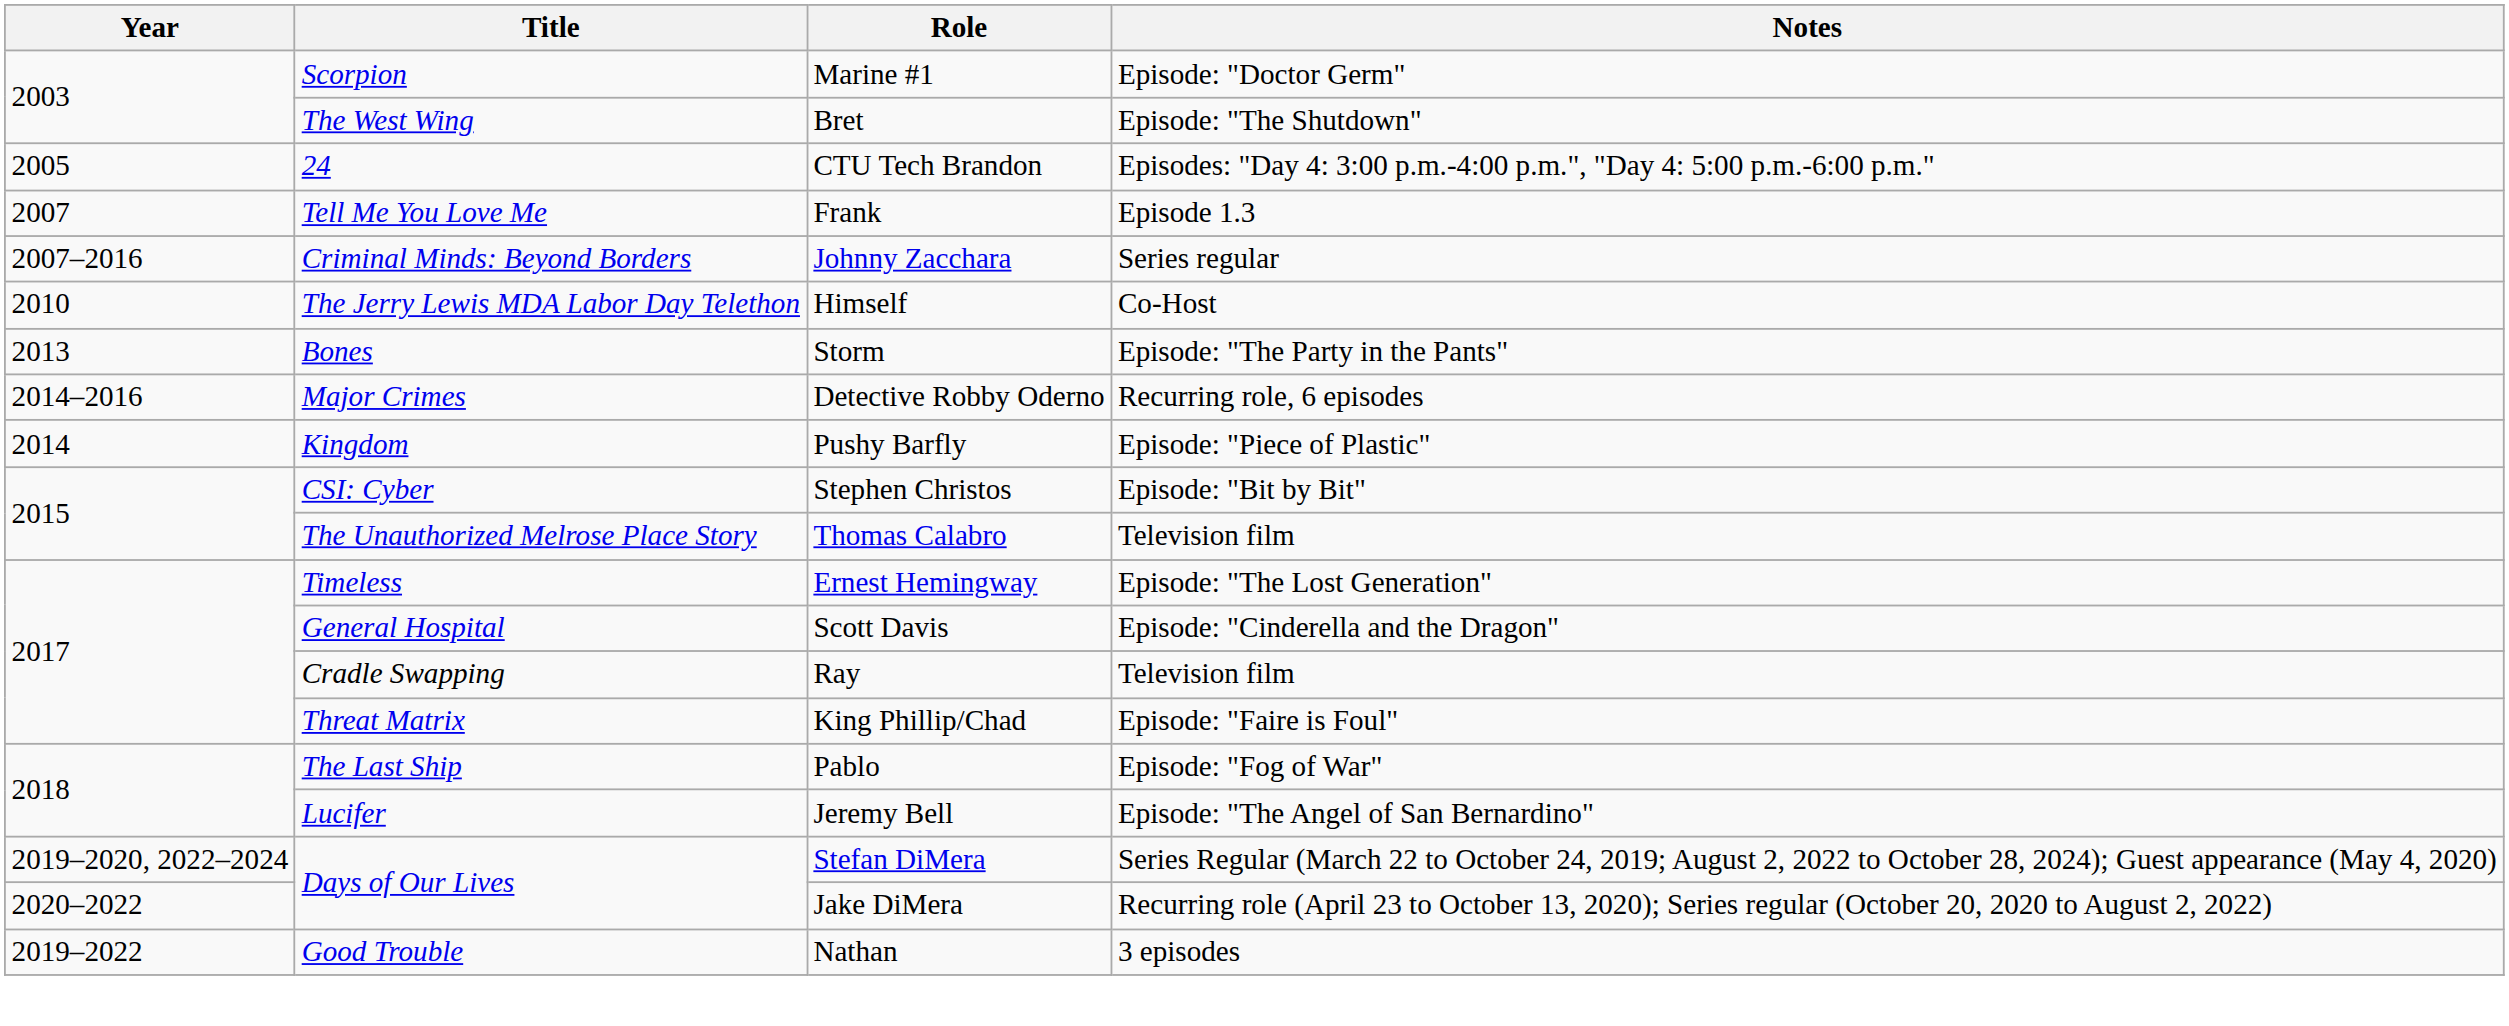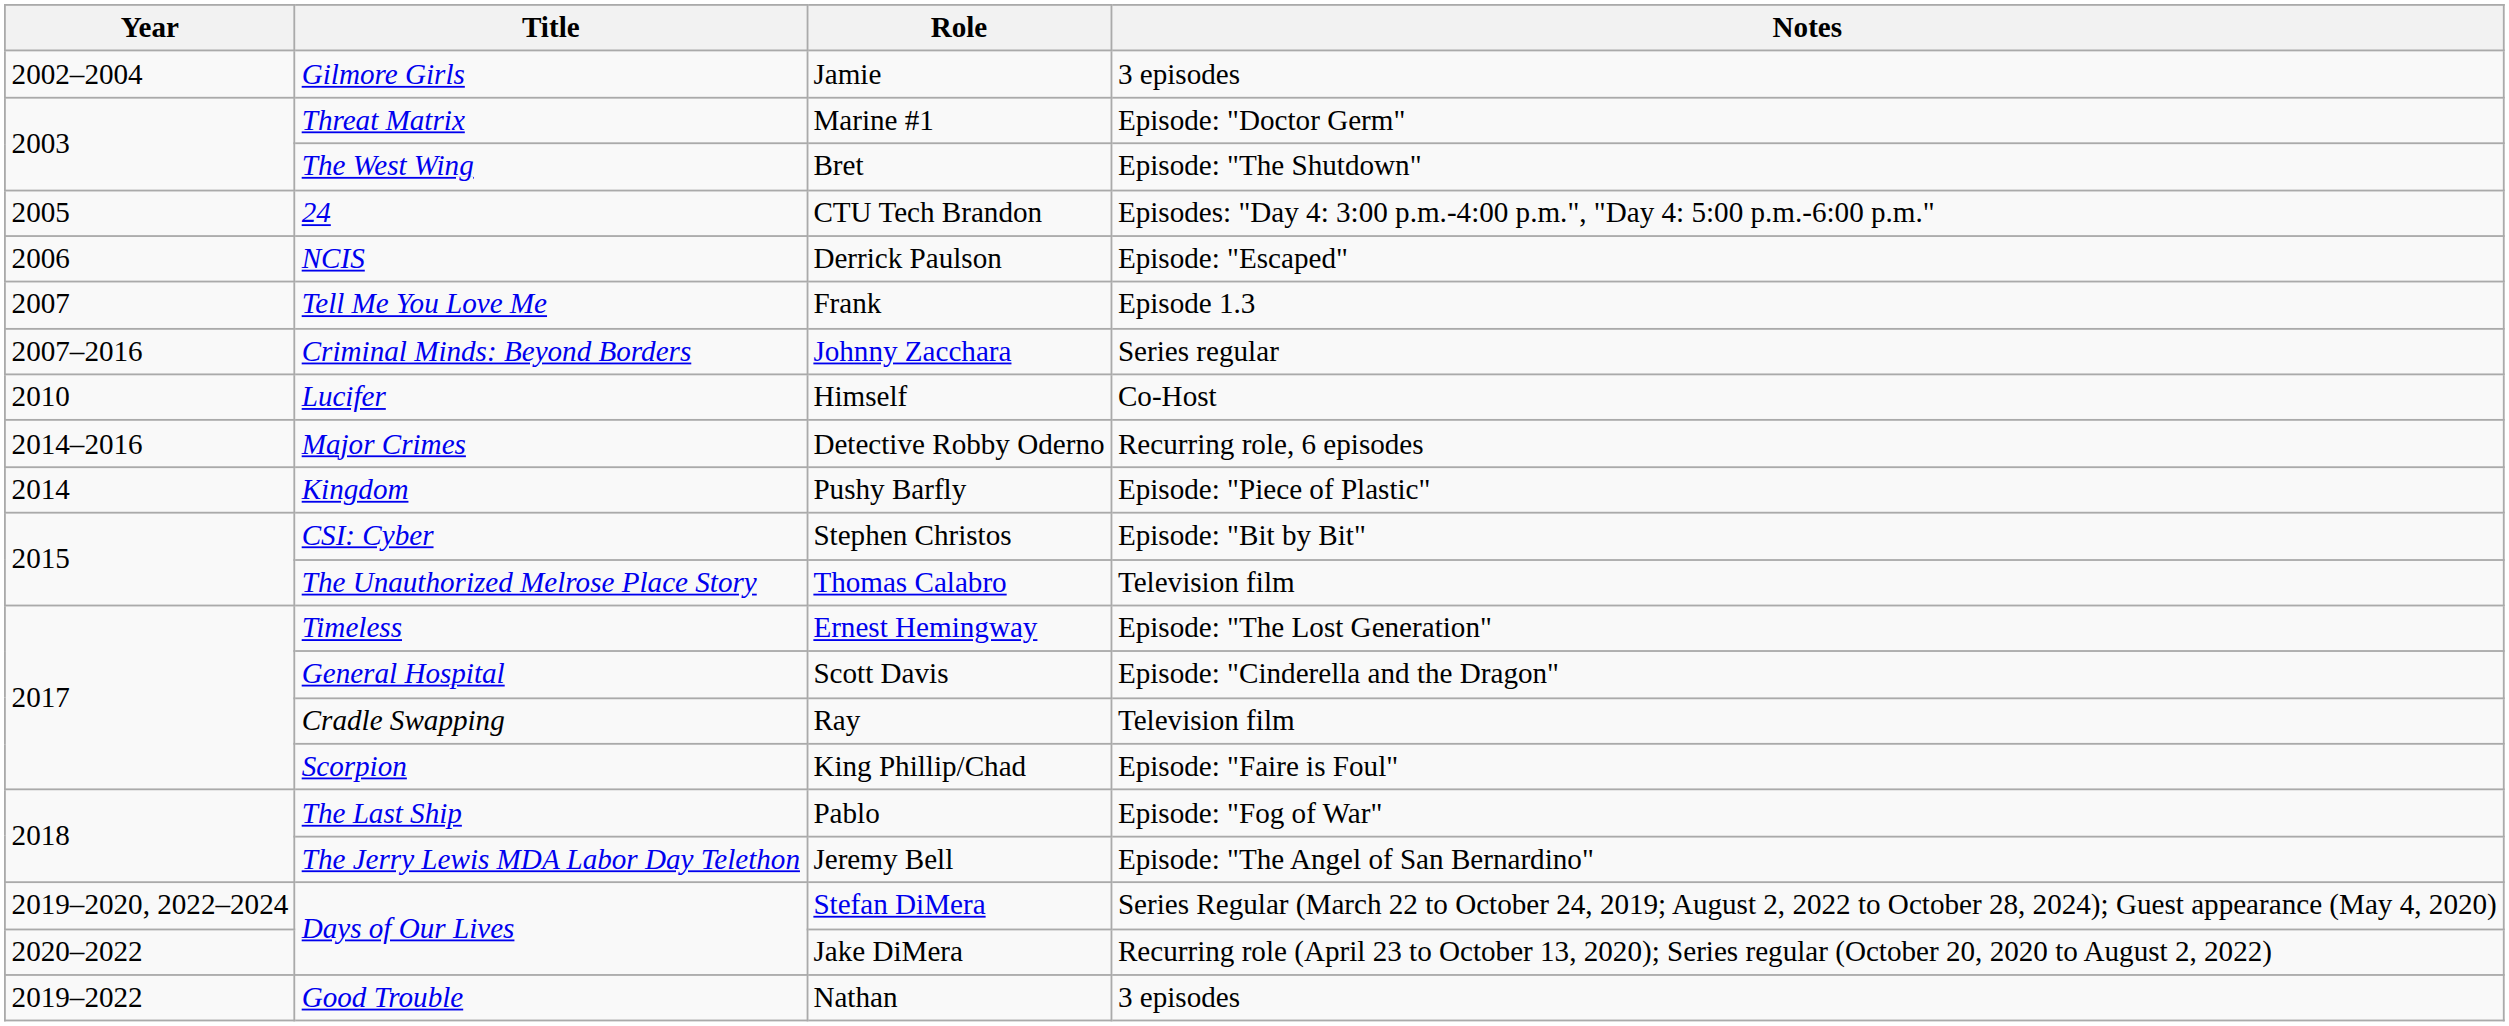+ row: (847, 73)
(354, 73) Scorpion -> (383, 119) Threat Matrix
+ row: (908, 258)
(551, 304) The Jerry Lewis MDA Labor Day Telethon -> (344, 397) Lucifer
- row: (849, 350)
(383, 720) Threat Matrix -> (354, 766) Scorpion
(344, 812) Lucifer -> (551, 858) The Jerry Lewis MDA Labor Day Telethon
